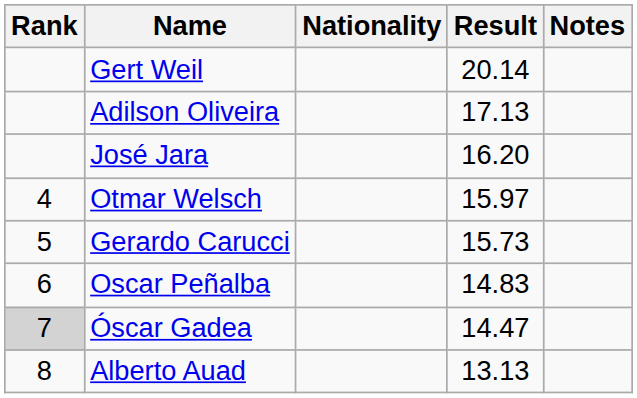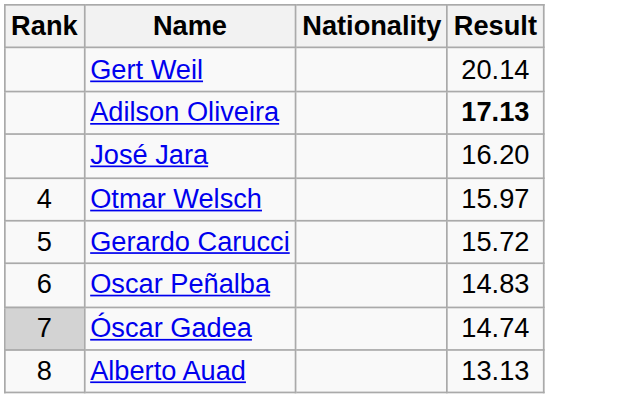- column: (587, 26)
(495, 112) normal -> (495, 112) bold
(495, 241) 15.73 -> (495, 241) 15.72
(495, 328) 14.47 -> (495, 328) 14.74
